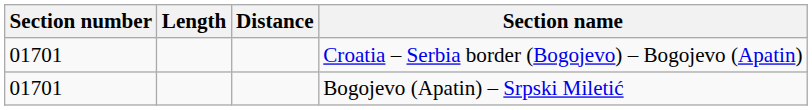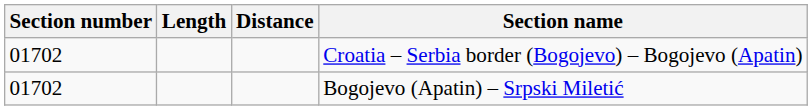(36, 54) 01701 -> (36, 54) 01702
(36, 88) 01701 -> (36, 88) 01702
